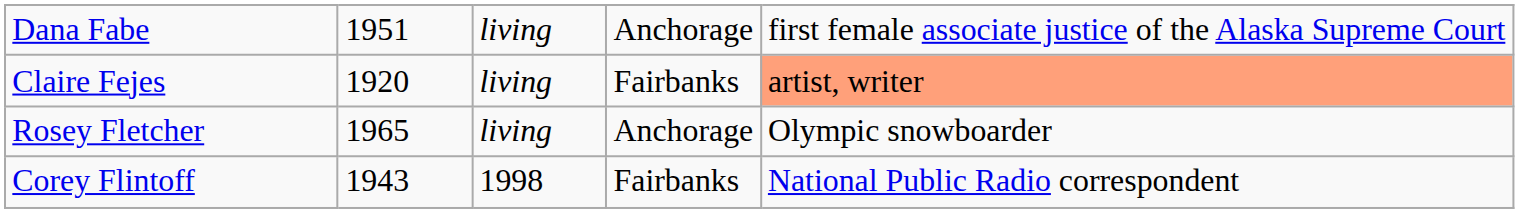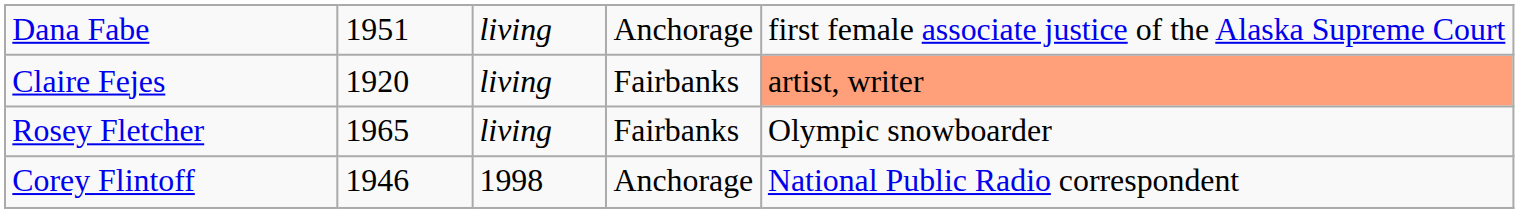(683, 130) Anchorage -> (676, 130) Fairbanks
(377, 181) 1943 -> (377, 181) 1946
(676, 181) Fairbanks -> (683, 181) Anchorage
